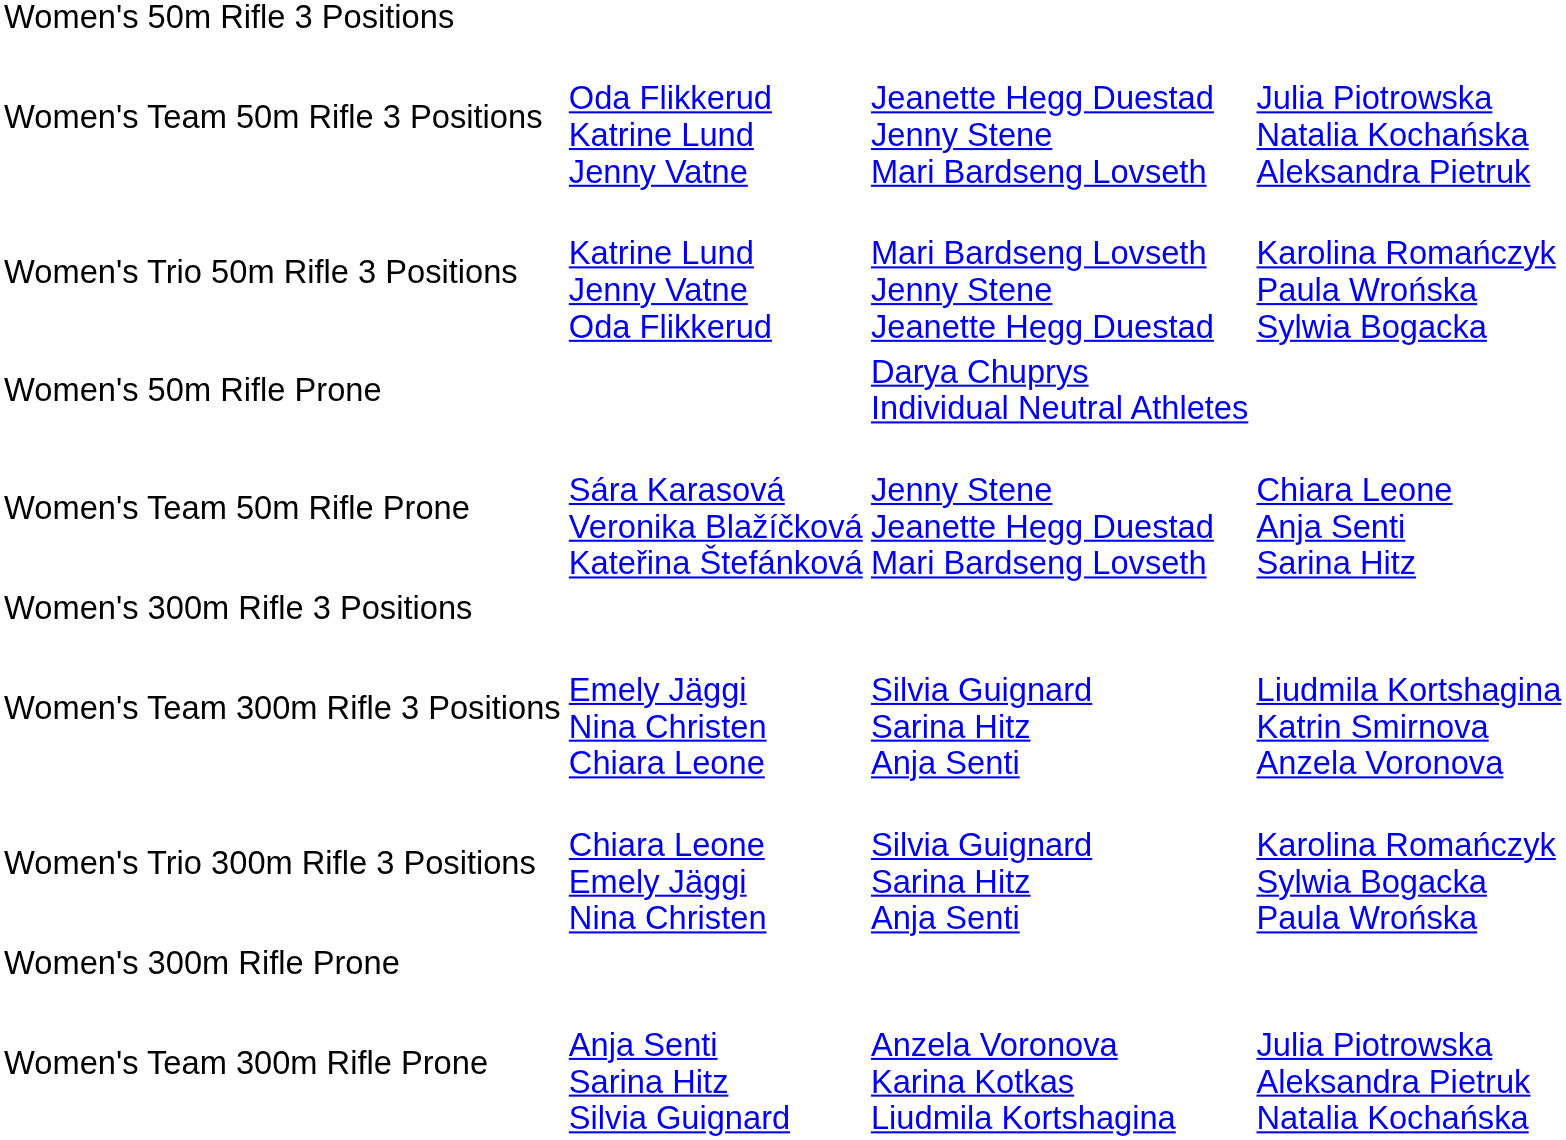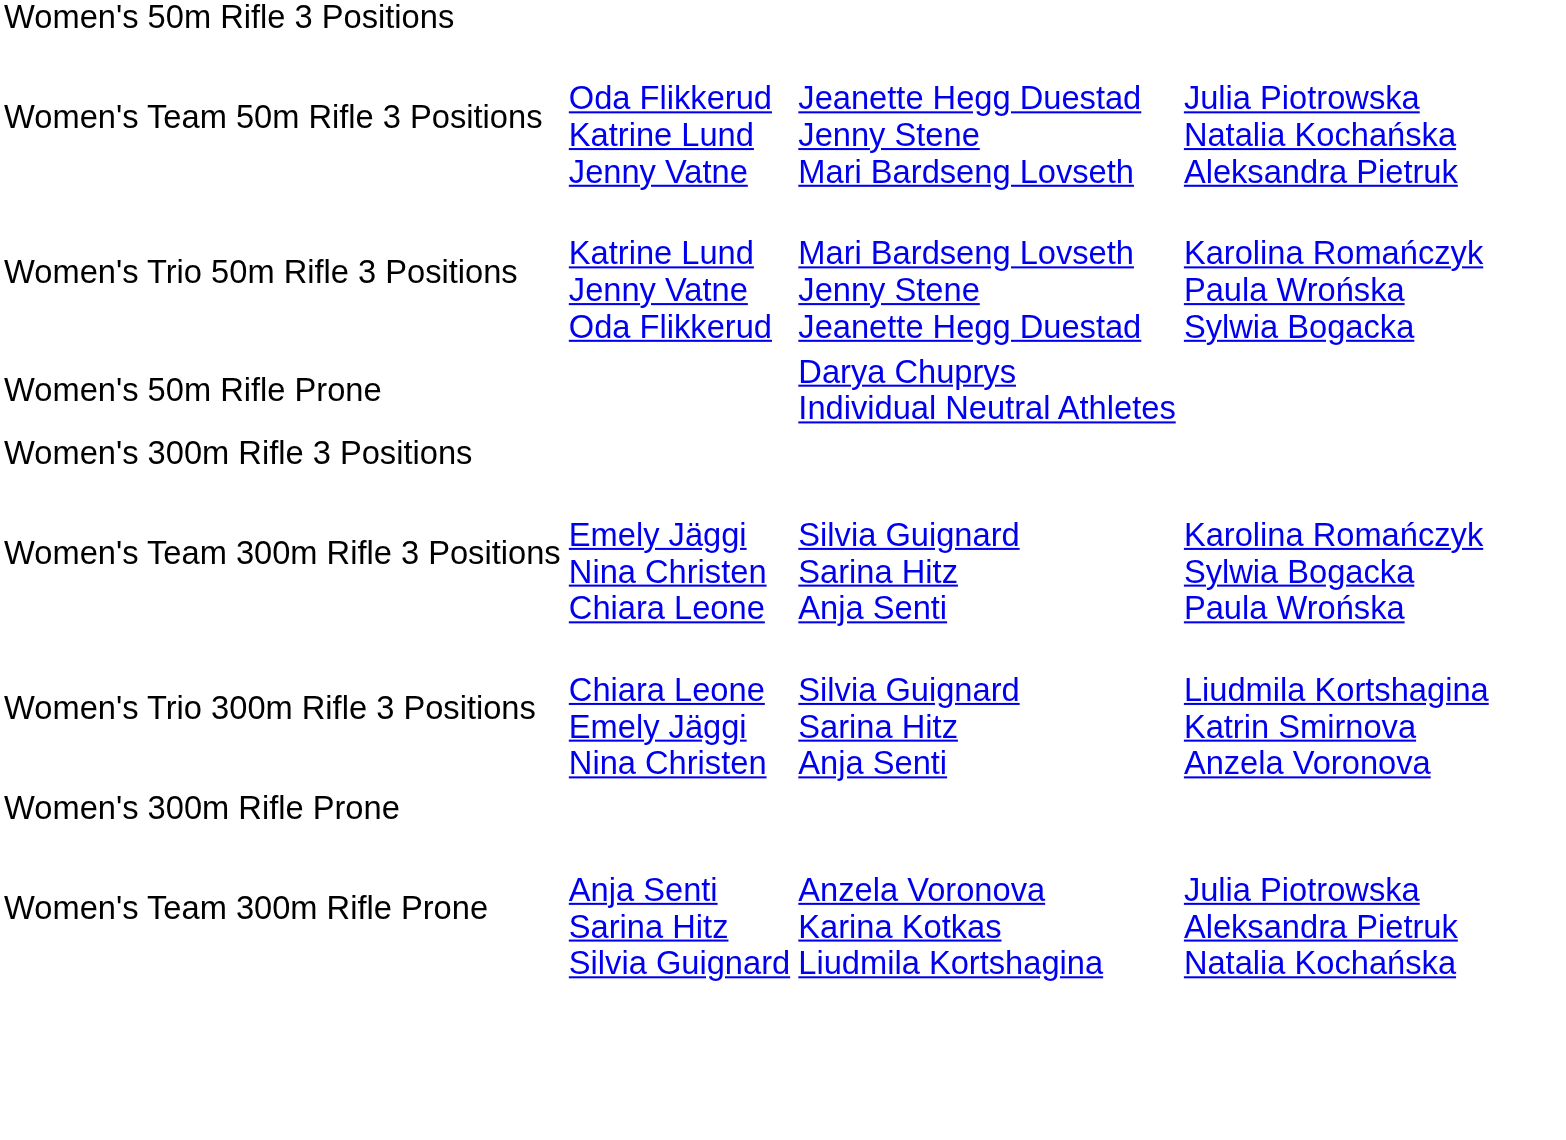- row: (237, 508)
(1409, 726) Liudmila Kortshagina Katrin Smirnova Anzela Voronova -> (1334, 571) Karolina Romańczyk Sylwia Bogacka Paula Wrońska
(1406, 881) Karolina Romańczyk Sylwia Bogacka Paula Wrońska -> (1336, 726) Liudmila Kortshagina Katrin Smirnova Anzela Voronova
